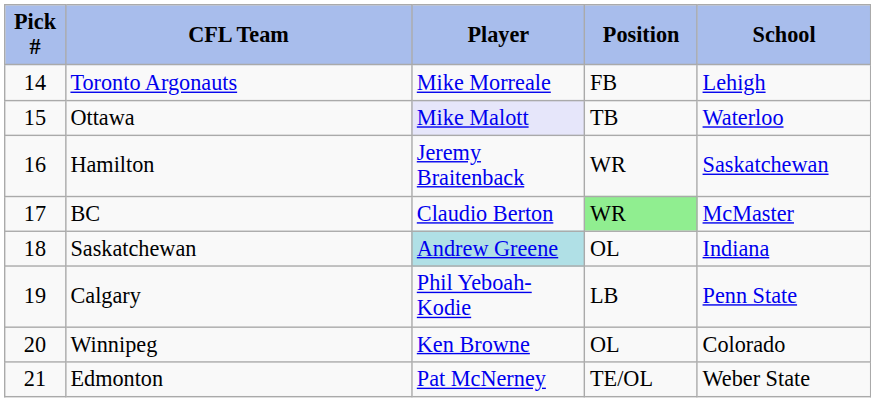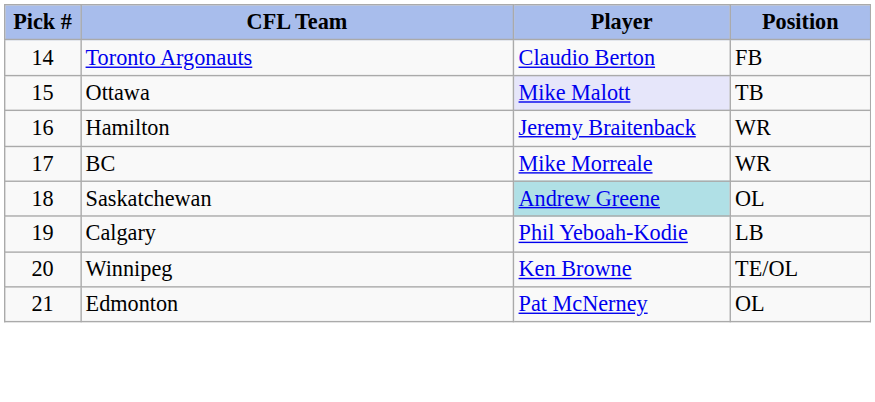- column: (784, 34)
(484, 82) Mike Morreale -> (587, 57) Claudio Berton
(485, 213) Claudio Berton -> (586, 163) Mike Morreale
(608, 213) lightgreen background -> (753, 163) no background
(605, 344) OL -> (767, 269) TE/OL
(621, 379) TE/OL -> (750, 304) OL
